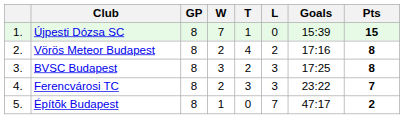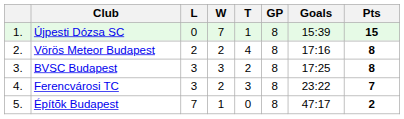columns swapped: (194, 13) <-> (275, 13)
